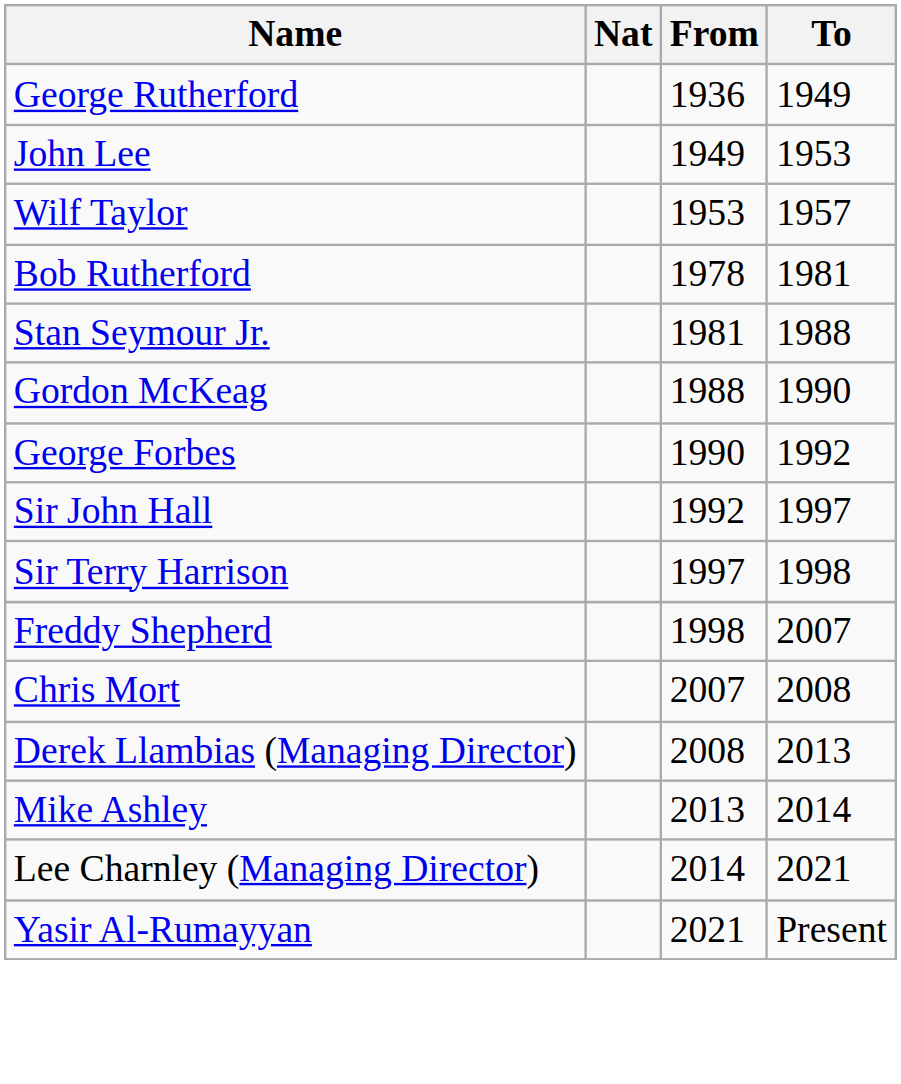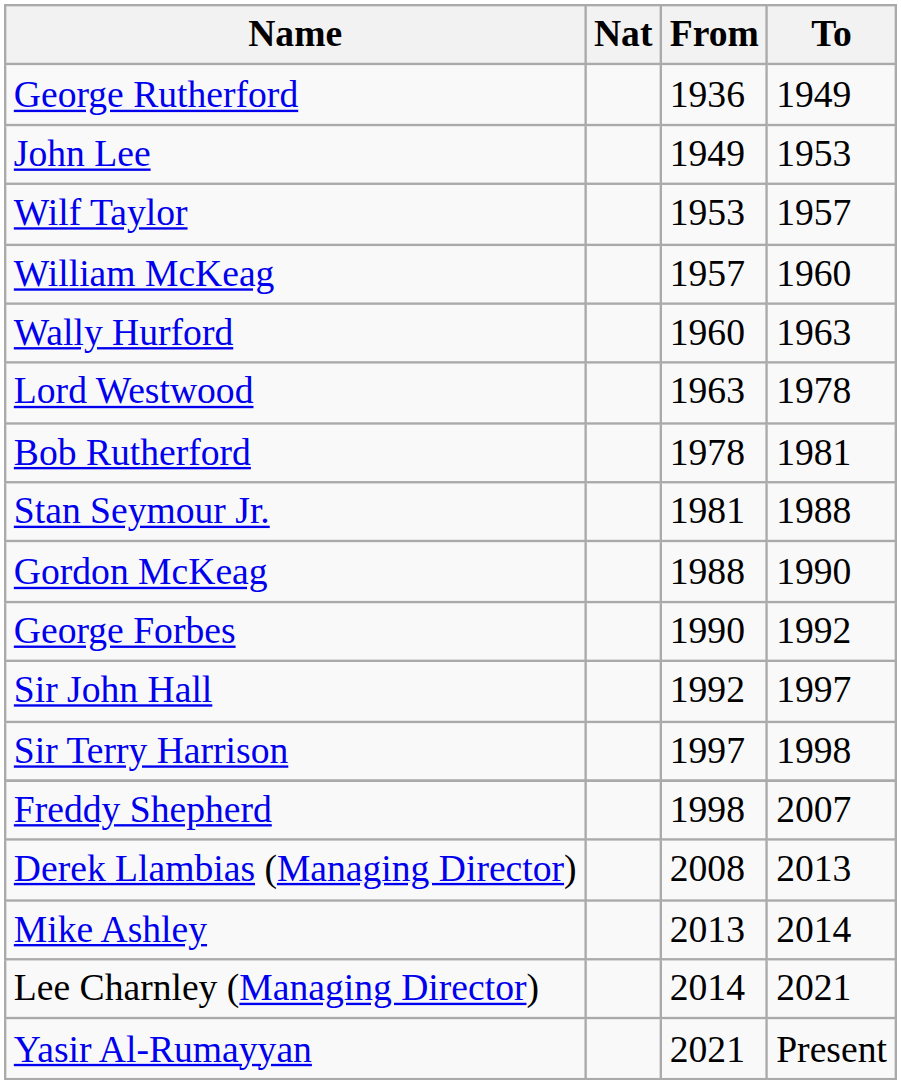+ row: (144, 272)
+ row: (124, 332)
+ row: (134, 392)
- row: (97, 690)
